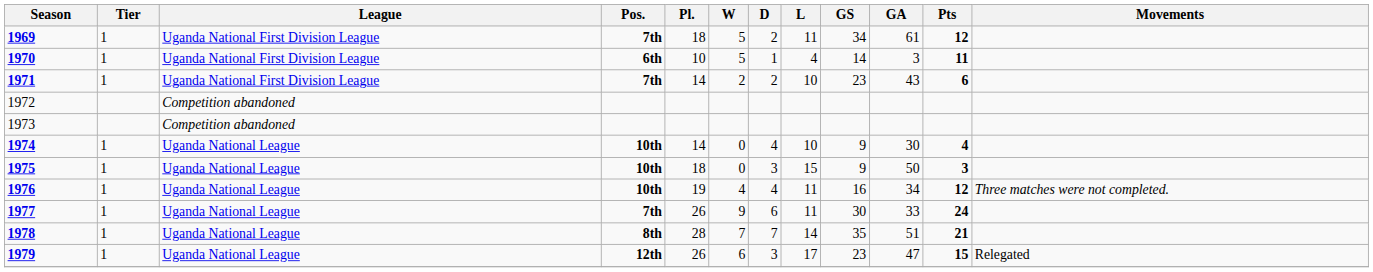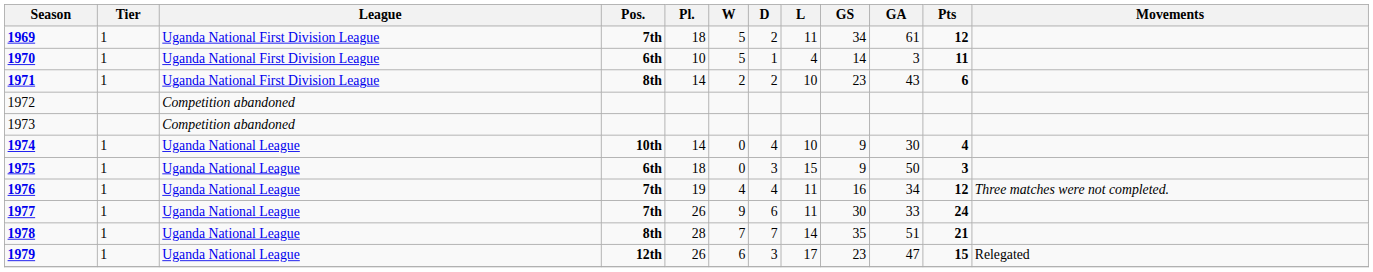(652, 80) 7th -> (652, 80) 8th
(649, 168) 10th -> (652, 168) 6th
(649, 189) 10th -> (652, 189) 7th
